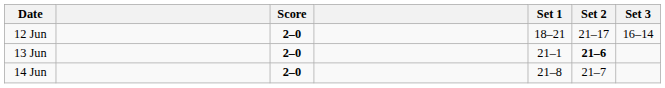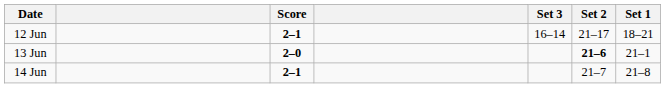columns swapped: (550, 14) <-> (638, 14)
(292, 33) 2–0 -> (292, 33) 2–1
(292, 72) 2–0 -> (292, 72) 2–1
